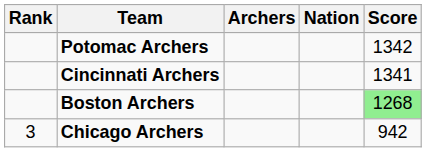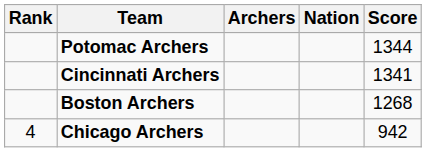(393, 47) 1342 -> (393, 47) 1344
(393, 103) lightgreen background -> (393, 103) no background
(31, 132) 3 -> (31, 132) 4
